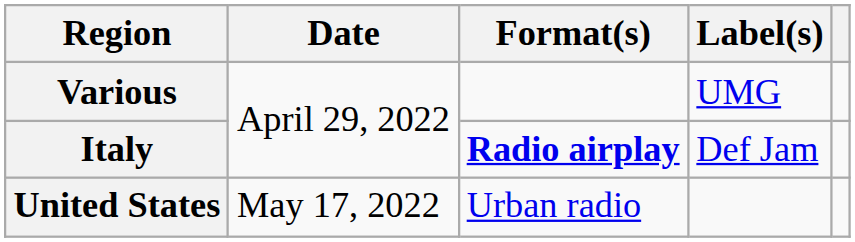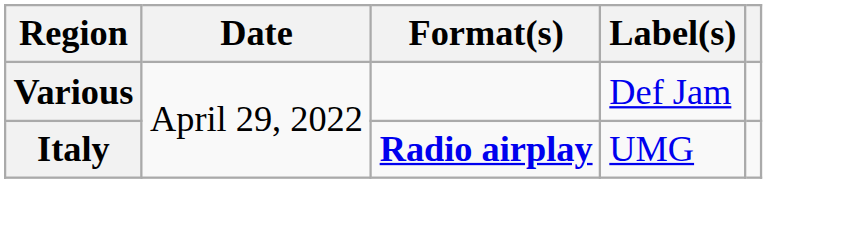(739, 90) UMG -> (670, 90) Def Jam
(757, 148) Def Jam -> (652, 148) UMG
- row: (117, 206)
